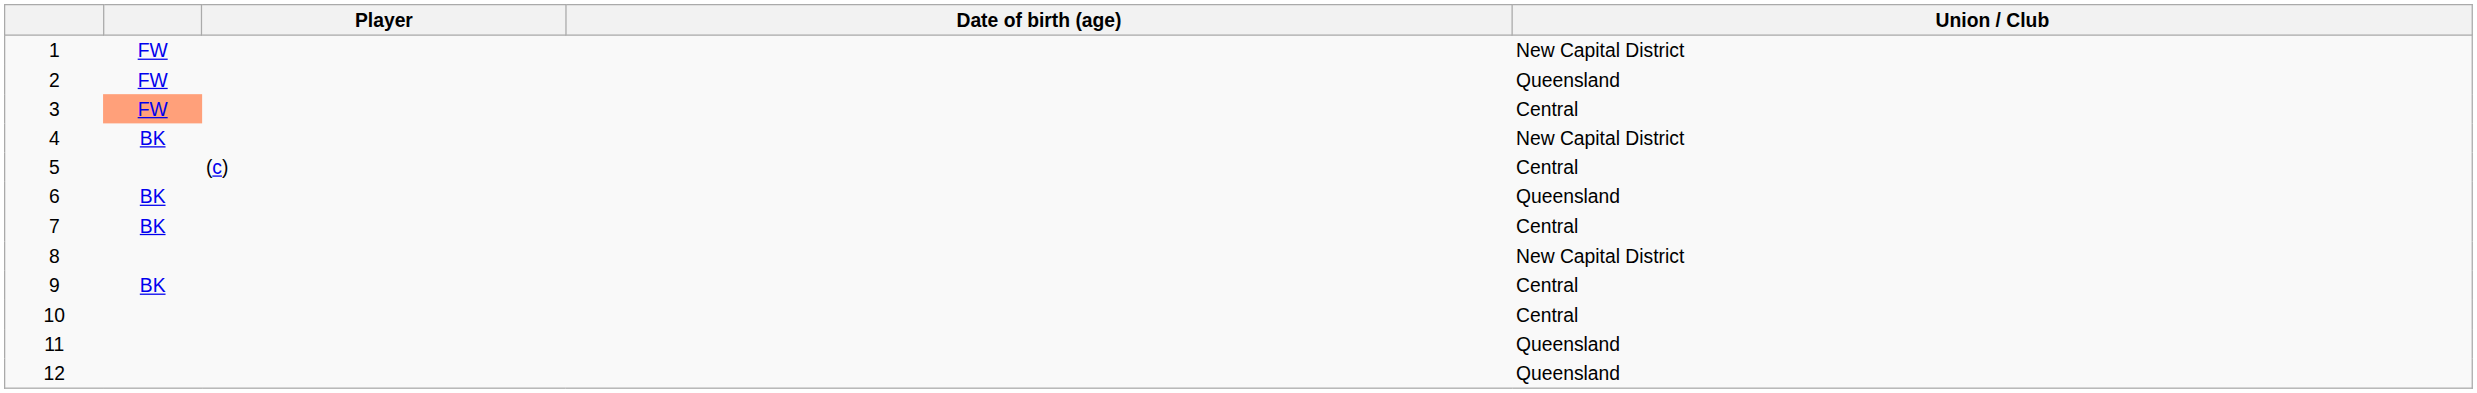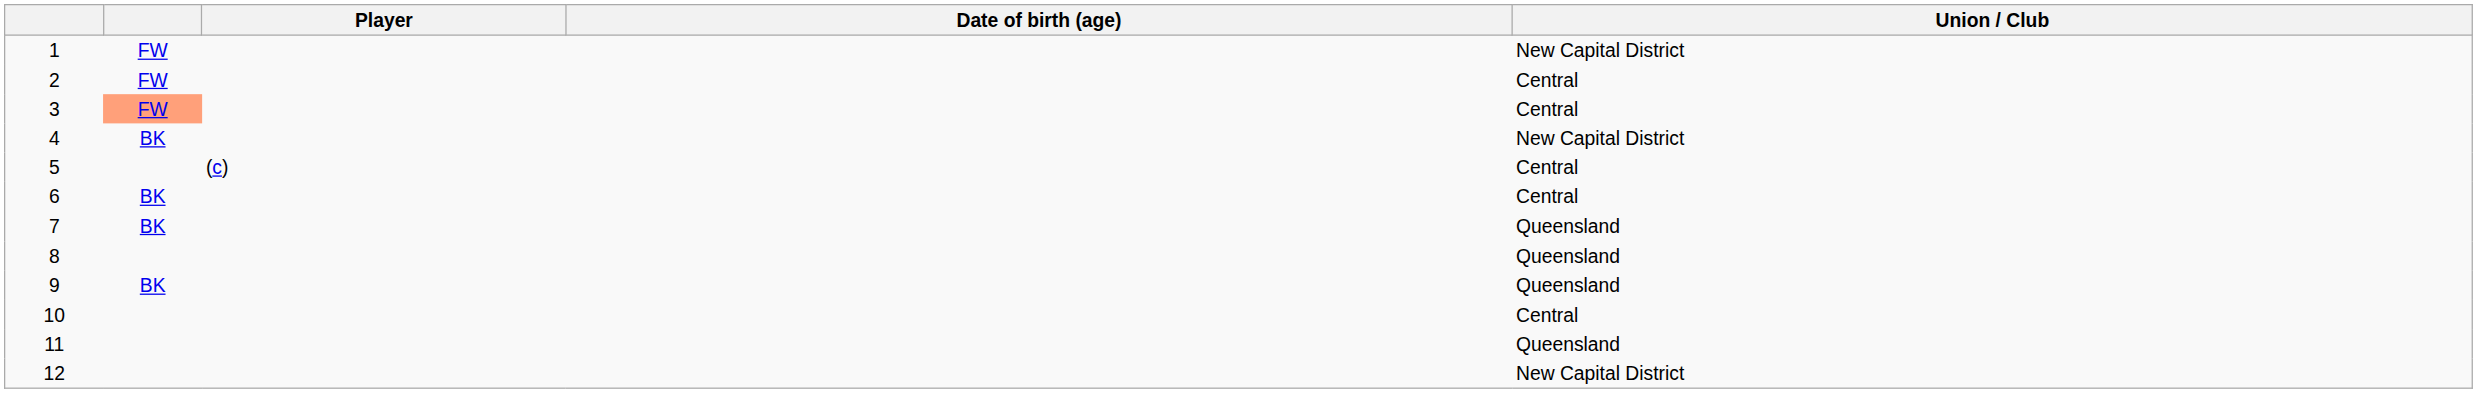(1568, 80) Queensland -> (1547, 80) Central
(1568, 197) Queensland -> (1547, 197) Central
(1547, 226) Central -> (1568, 226) Queensland
(1600, 256) New Capital District -> (1568, 256) Queensland
(1547, 285) Central -> (1568, 285) Queensland
(1568, 373) Queensland -> (1600, 373) New Capital District
